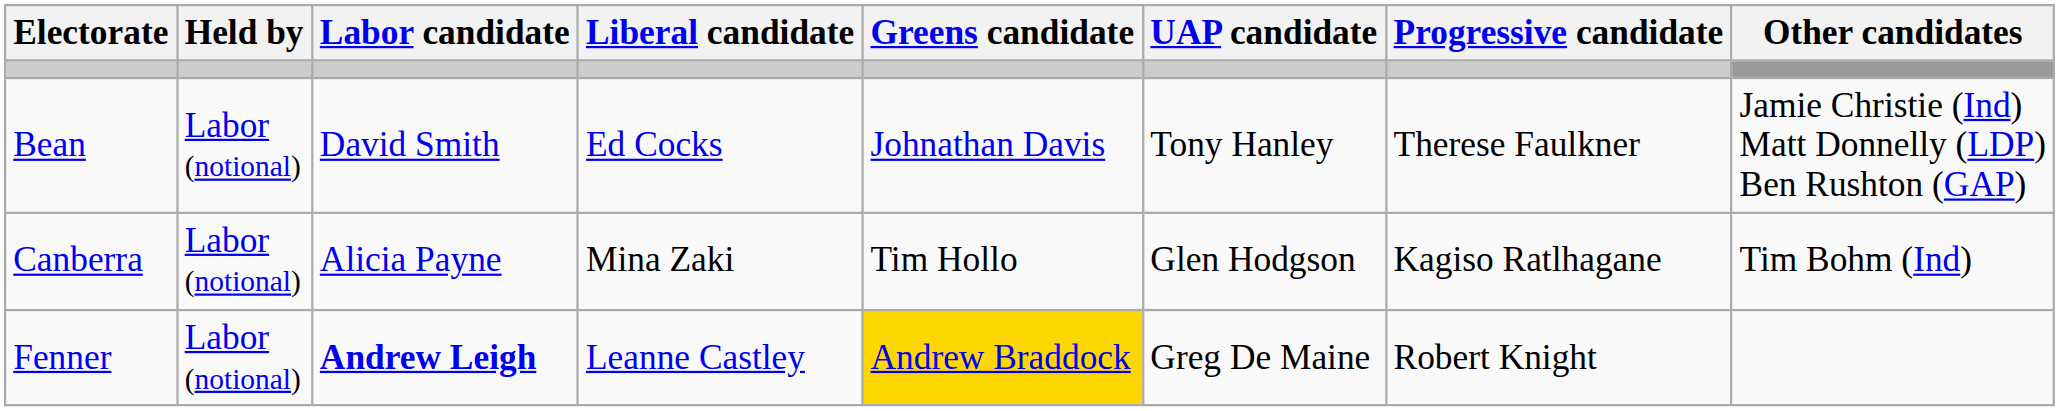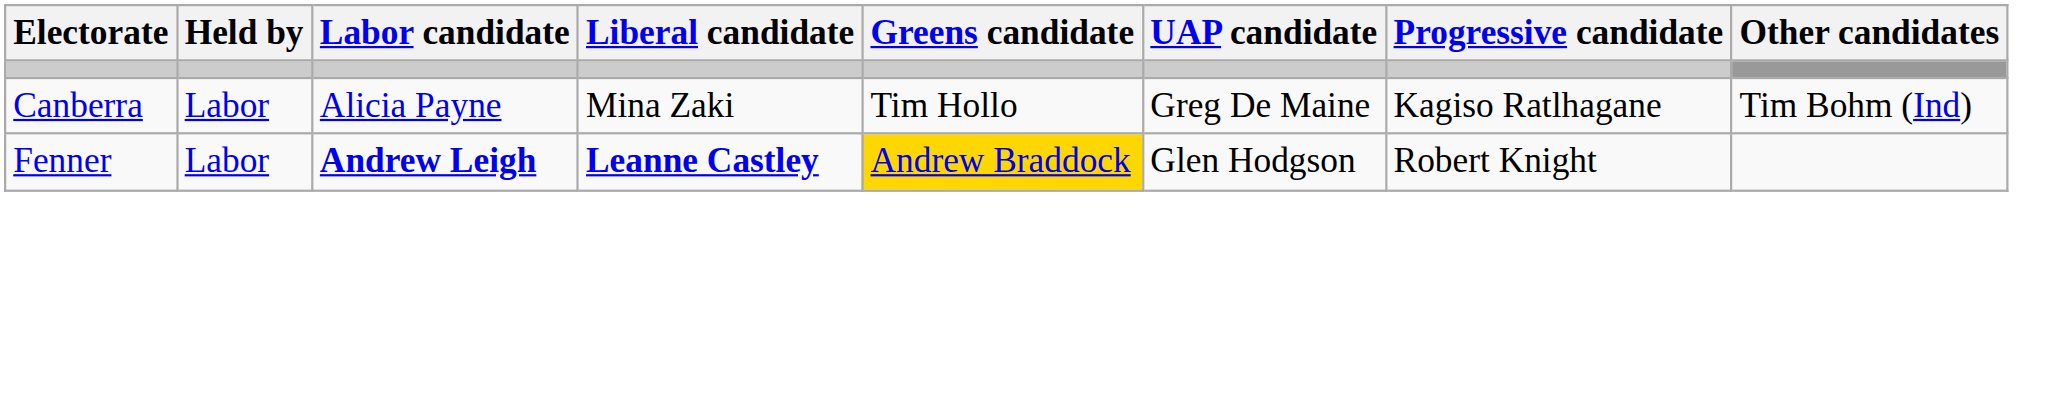- row: (50, 144)
(243, 260) Labor (notional) -> (227, 104) Labor
(1253, 260) Glen Hodgson -> (1260, 104) Greg De Maine
(243, 356) Labor (notional) -> (227, 160) Labor
(696, 356) normal -> (702, 160) bold
(1260, 356) Greg De Maine -> (1253, 160) Glen Hodgson
